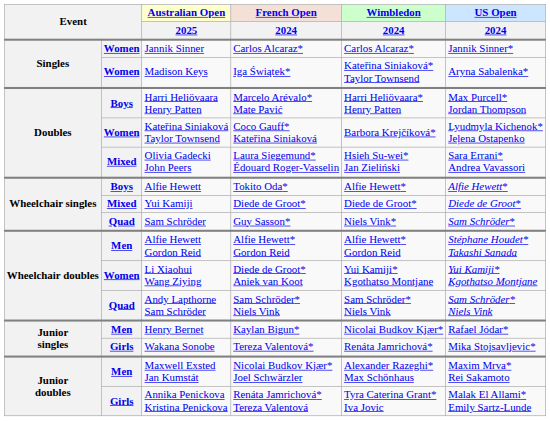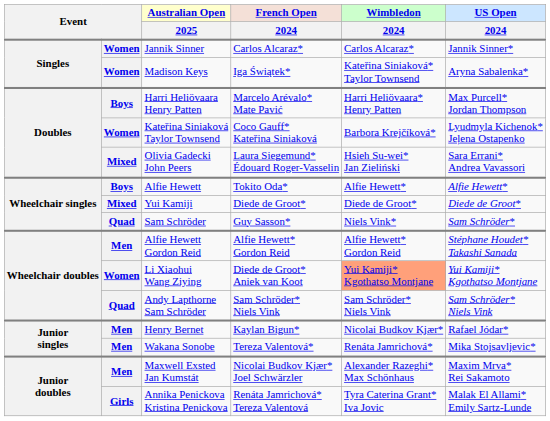(389, 275) no background -> (389, 275) lightsalmon background
(122, 347) Girls -> (122, 347) Men
